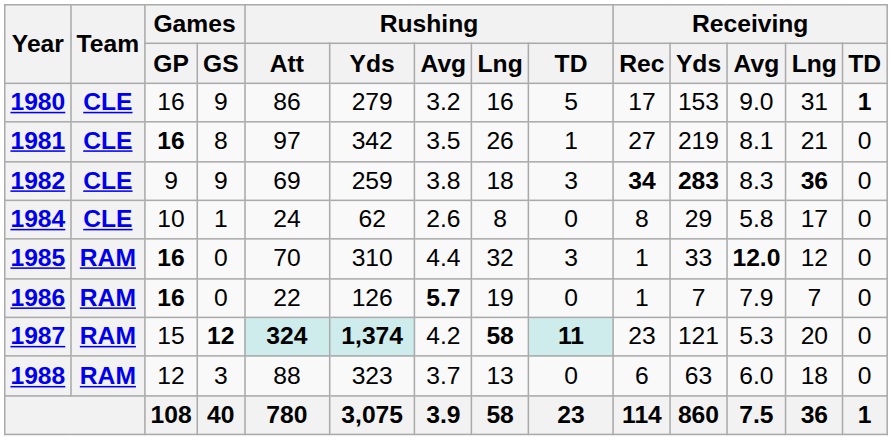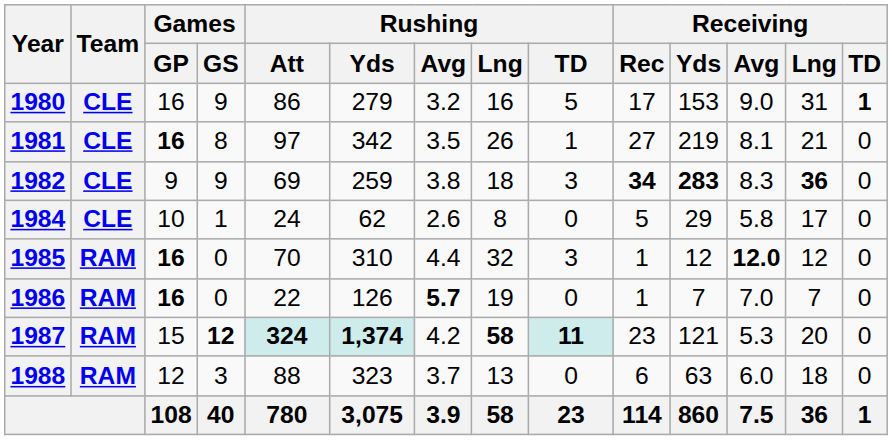(642, 219) 8 -> (642, 219) 5
(698, 258) 33 -> (698, 258) 12
(756, 297) 7.9 -> (756, 297) 7.0
